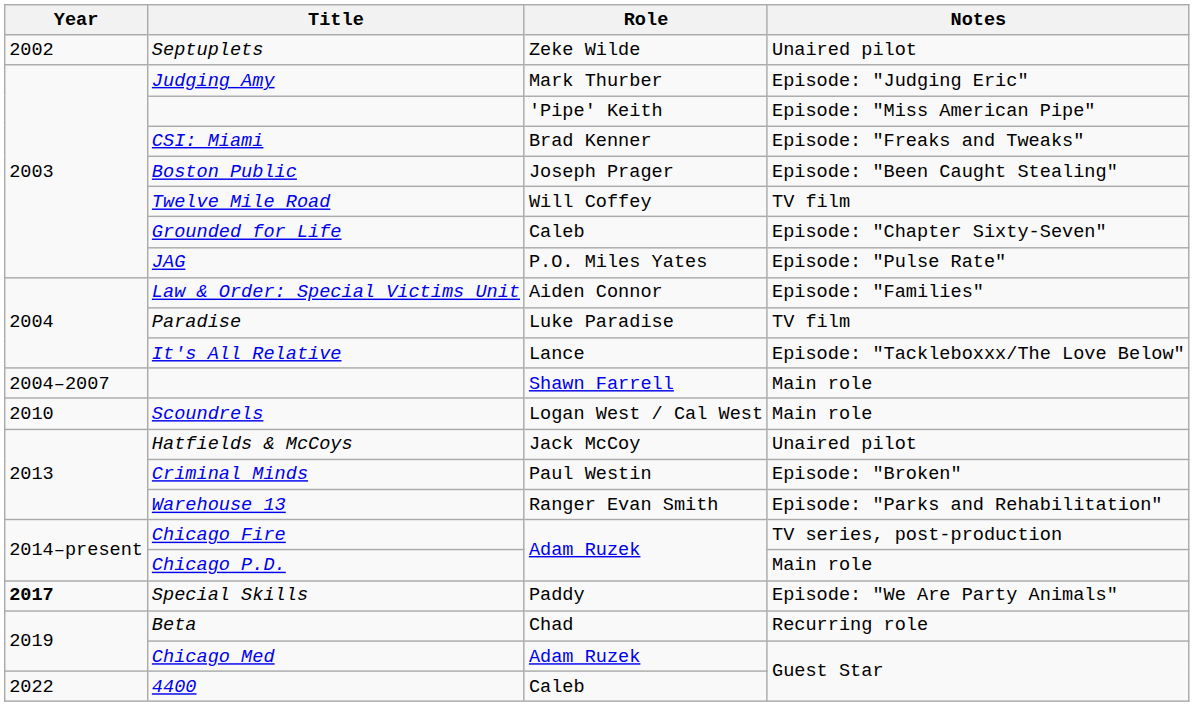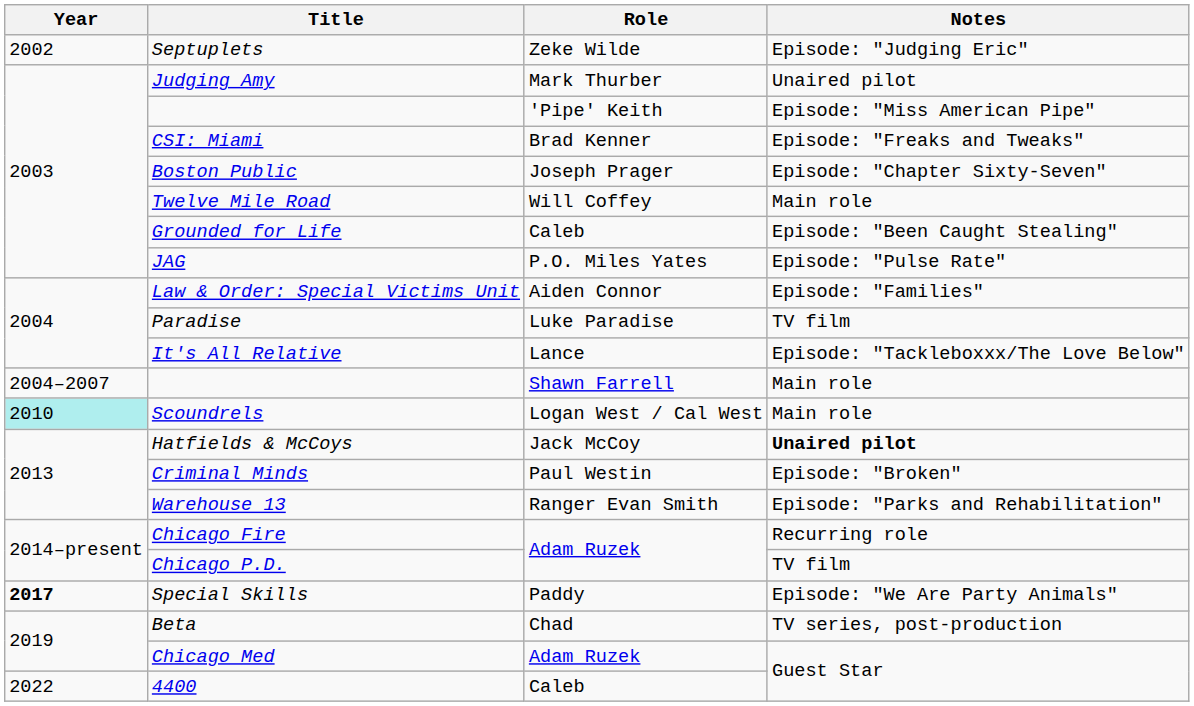(845, 50) Unaired pilot -> (900, 50) Episode: "Judging Eric"
(900, 80) Episode: "Judging Eric" -> (845, 80) Unaired pilot
(945, 171) Episode: "Been Caught Stealing" -> (939, 171) Episode: "Chapter Sixty-Seven"
(811, 202) TV film -> (822, 202) Main role
(939, 232) Episode: "Chapter Sixty-Seven" -> (945, 232) Episode: "Been Caught Stealing"
(31, 414) no background -> (31, 414) paleturquoise background
(845, 444) normal -> (845, 444) bold
(917, 535) TV series, post-production -> (850, 535) Recurring role
(822, 565) Main role -> (811, 565) TV film
(850, 626) Recurring role -> (917, 626) TV series, post-production
